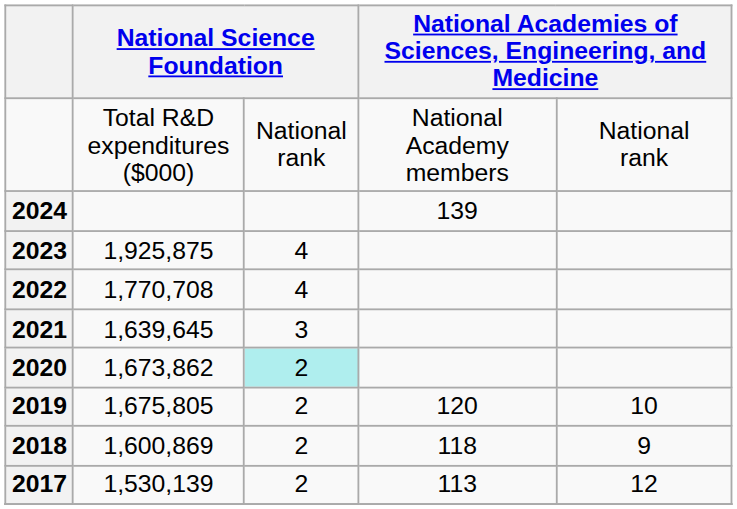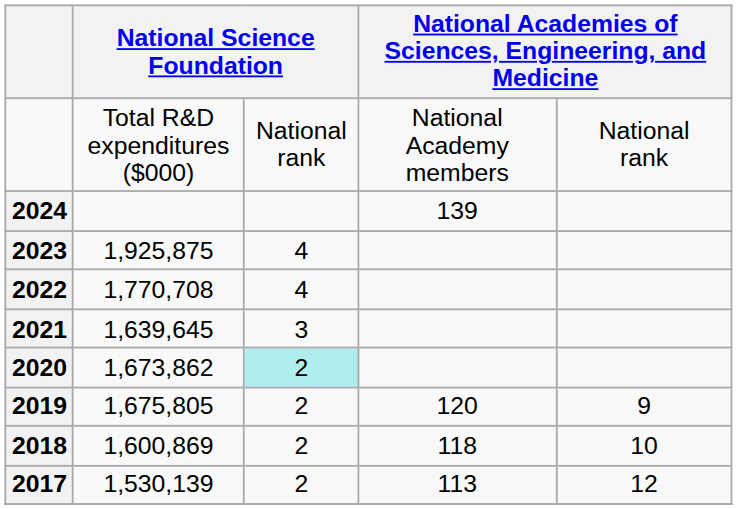(644, 406) 10 -> (644, 406) 9
(644, 445) 9 -> (644, 445) 10
